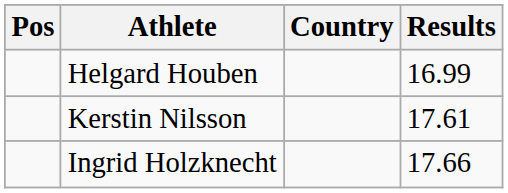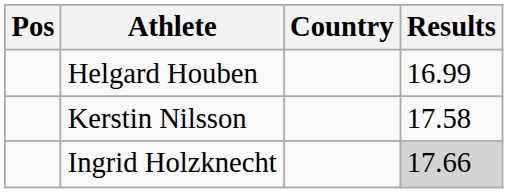(439, 118) 17.61 -> (439, 118) 17.58
(439, 163) no background -> (439, 163) lightgrey background
